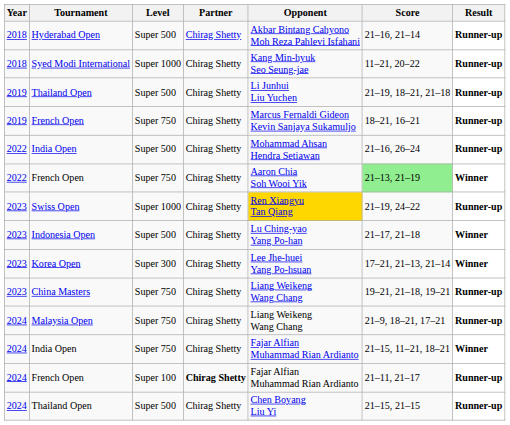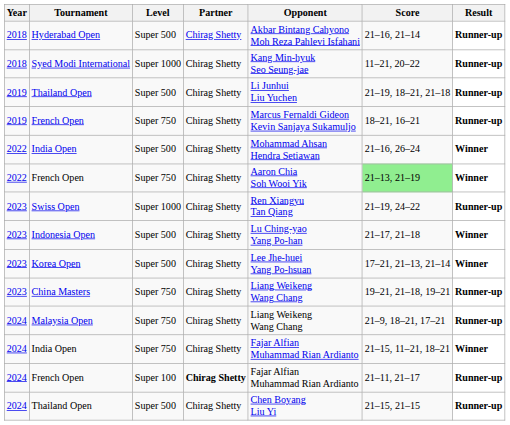(479, 149) Runner-up -> (471, 149) Winner
(277, 206) gold background -> (277, 206) no background
(155, 263) Super 300 -> (155, 263) Super 500
